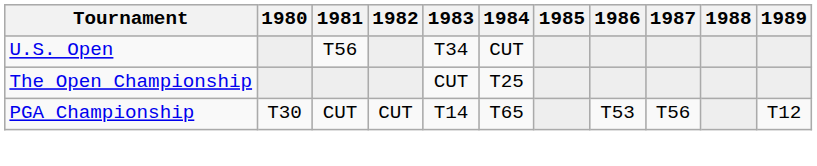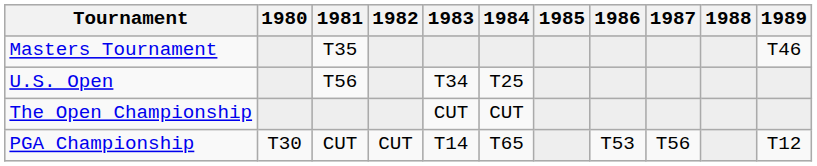+ row: (113, 52)
(506, 52) CUT -> (506, 83) T25
(506, 83) T25 -> (506, 114) CUT
